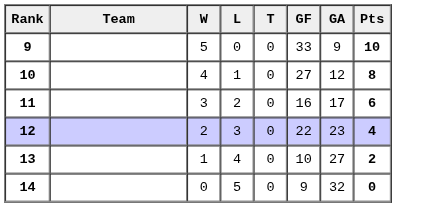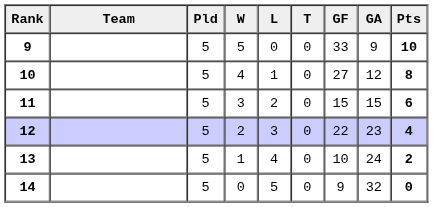+ column: (206, 19)
(304, 103) 16 -> (341, 103) 15
(337, 103) 17 -> (374, 103) 15
(337, 159) 27 -> (374, 159) 24
